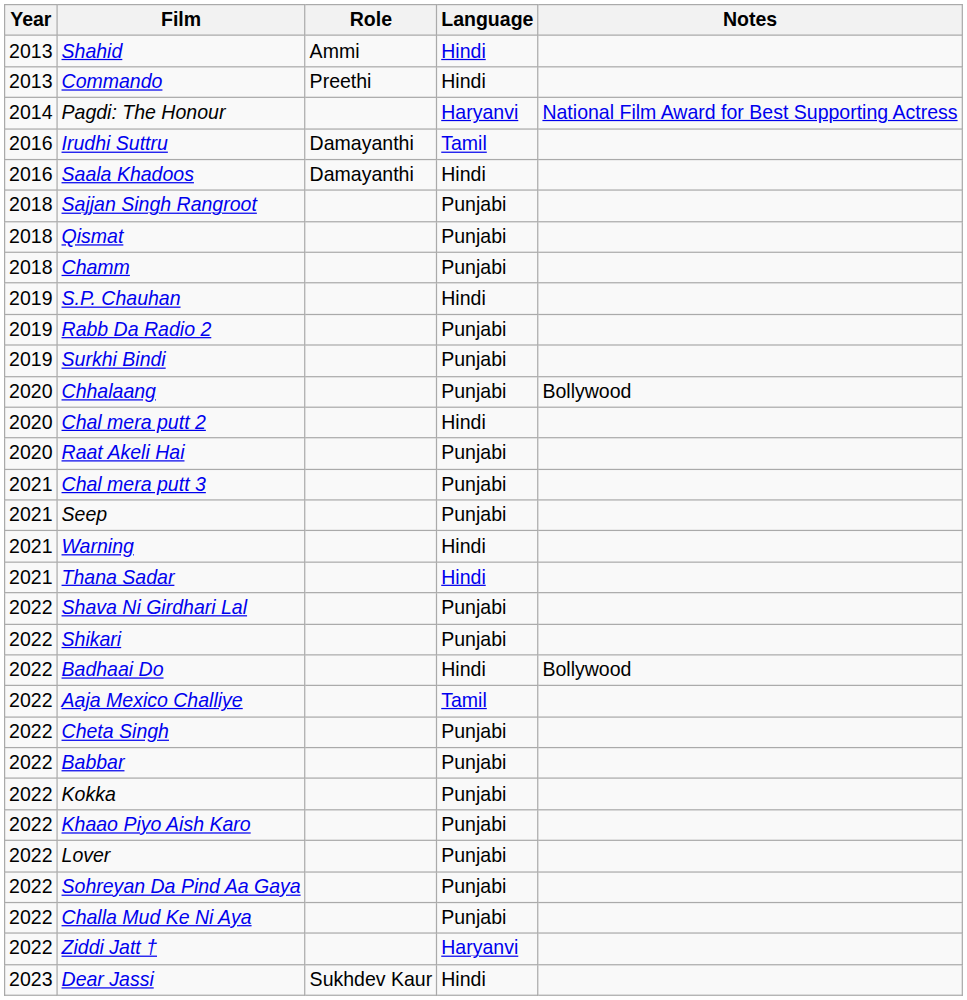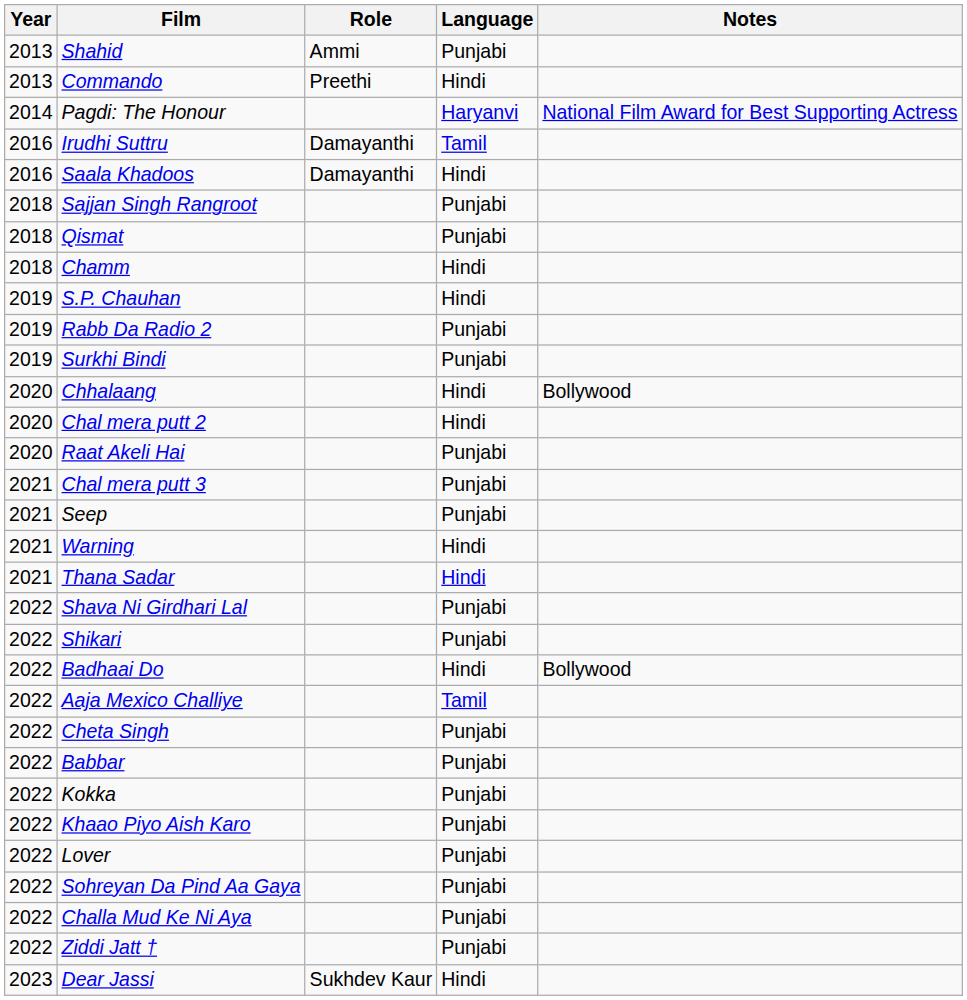(463, 50) Hindi -> (474, 50) Punjabi
(474, 267) Punjabi -> (463, 267) Hindi
(474, 391) Punjabi -> (463, 391) Hindi
(480, 948) Haryanvi -> (474, 948) Punjabi
